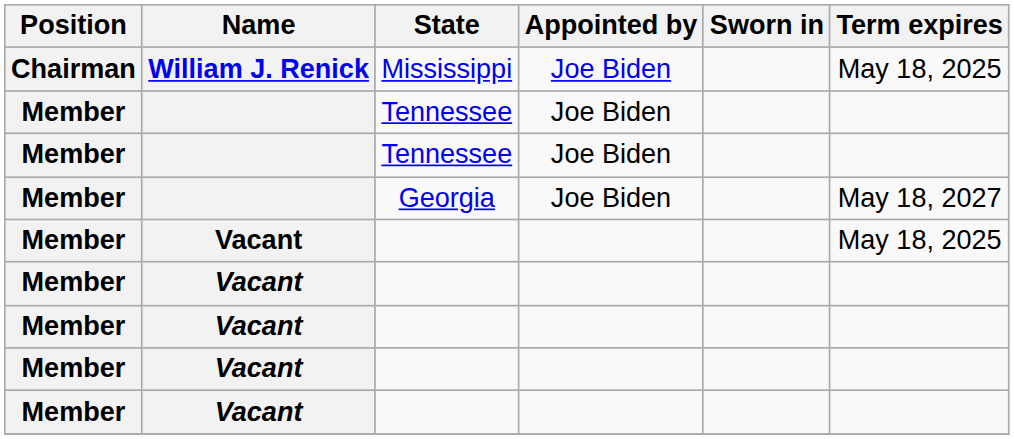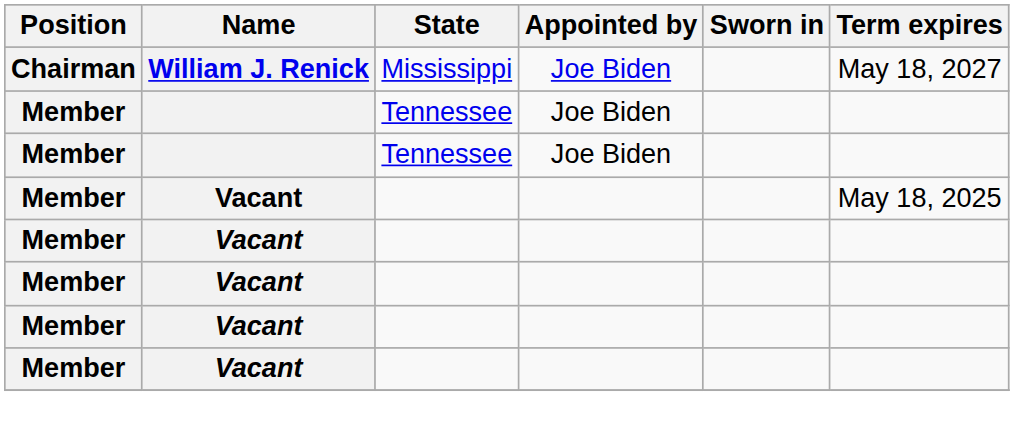(920, 68) May 18, 2025 -> (920, 68) May 18, 2027
- row: (259, 198)
